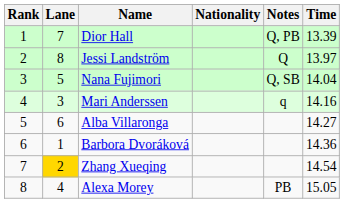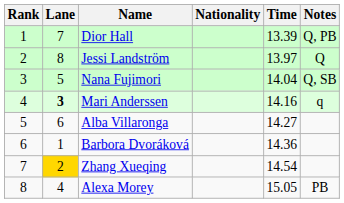columns swapped: (321, 15) <-> (283, 15)
(60, 101) normal -> (60, 101) bold
